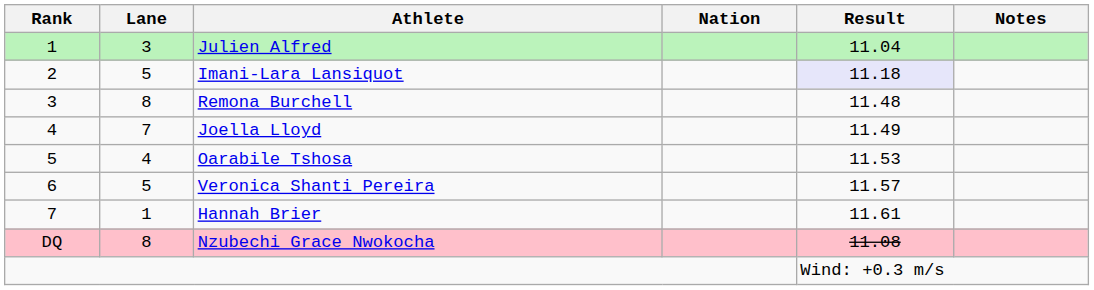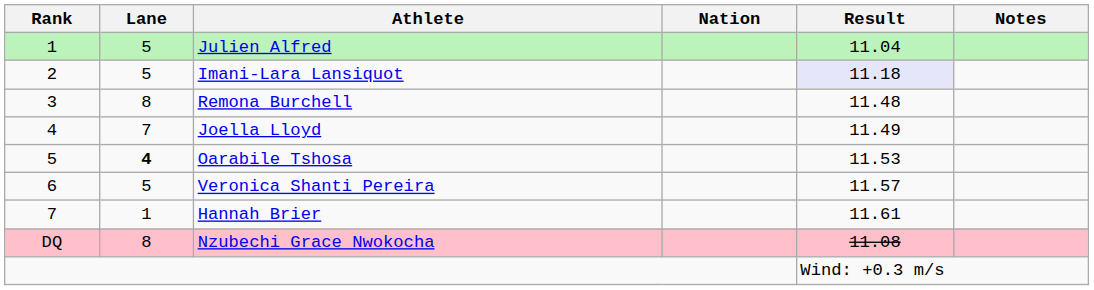(146, 47) 3 -> (146, 47) 5
(146, 158) normal -> (146, 158) bold
